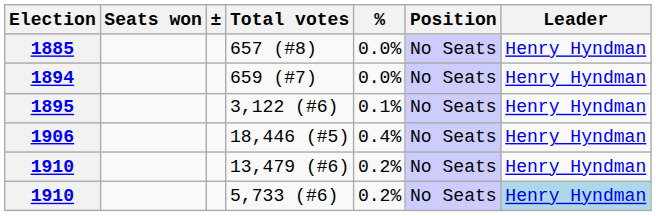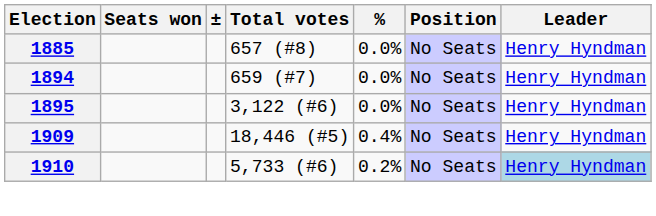(380, 108) 0.1% -> (380, 108) 0.0%
(52, 137) 1906 -> (52, 137) 1909
- row: (290, 167)
